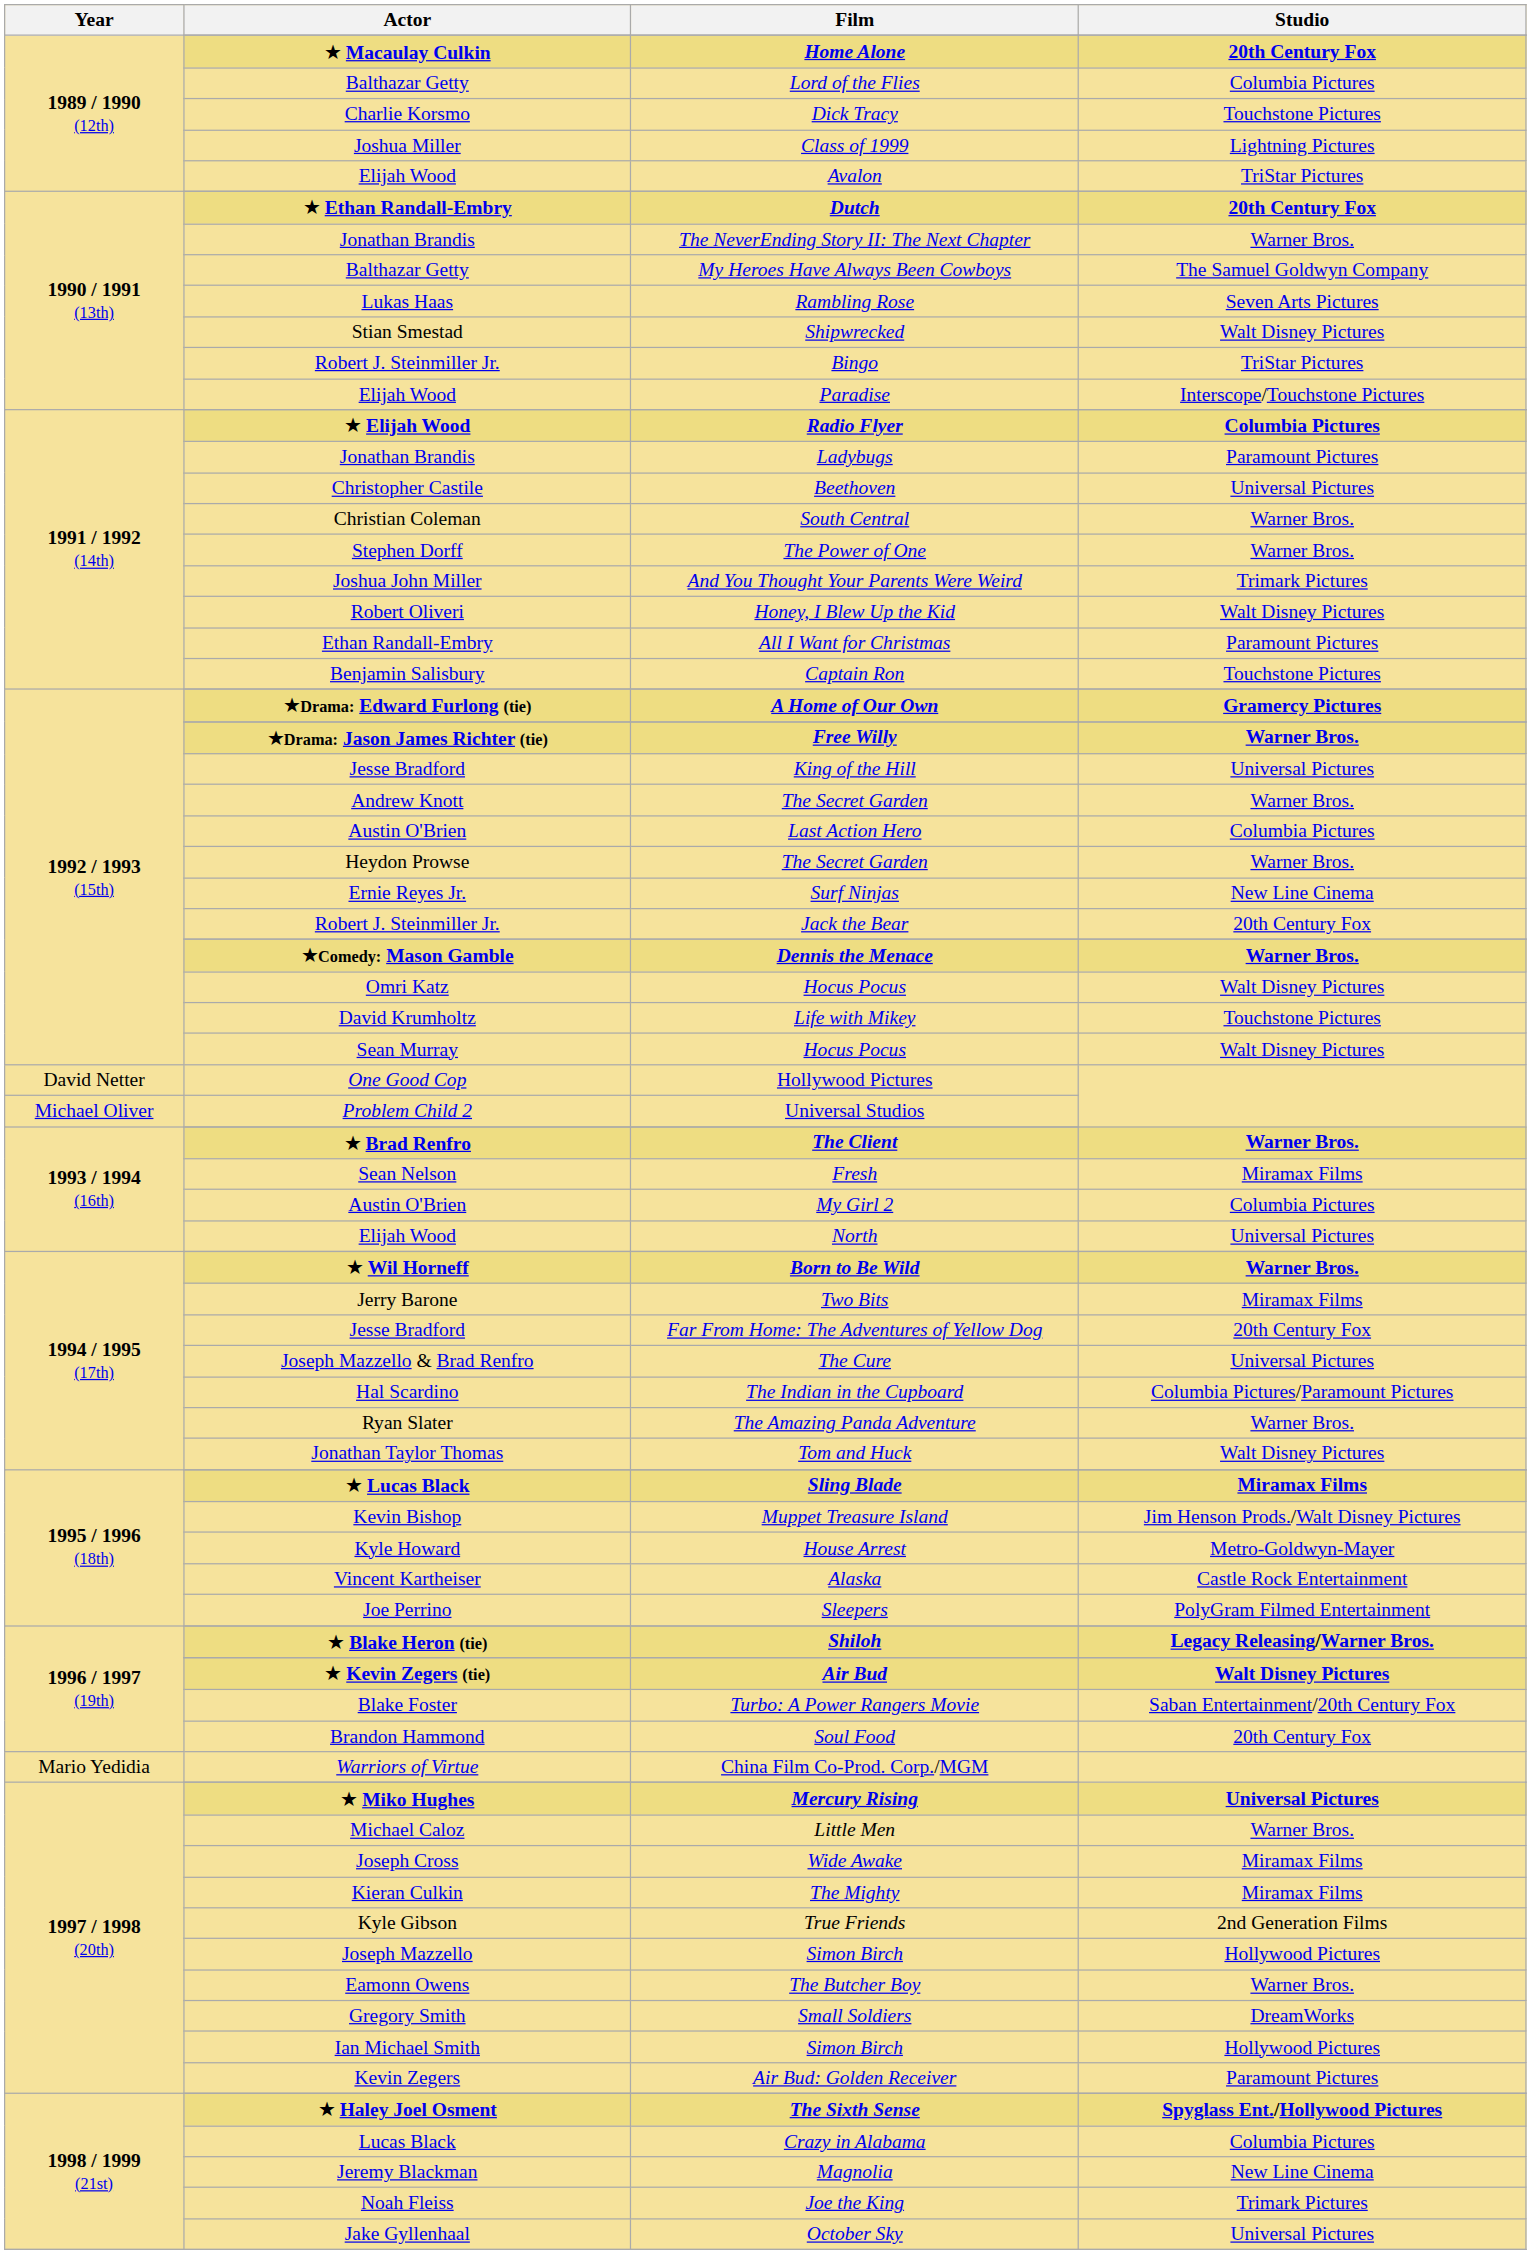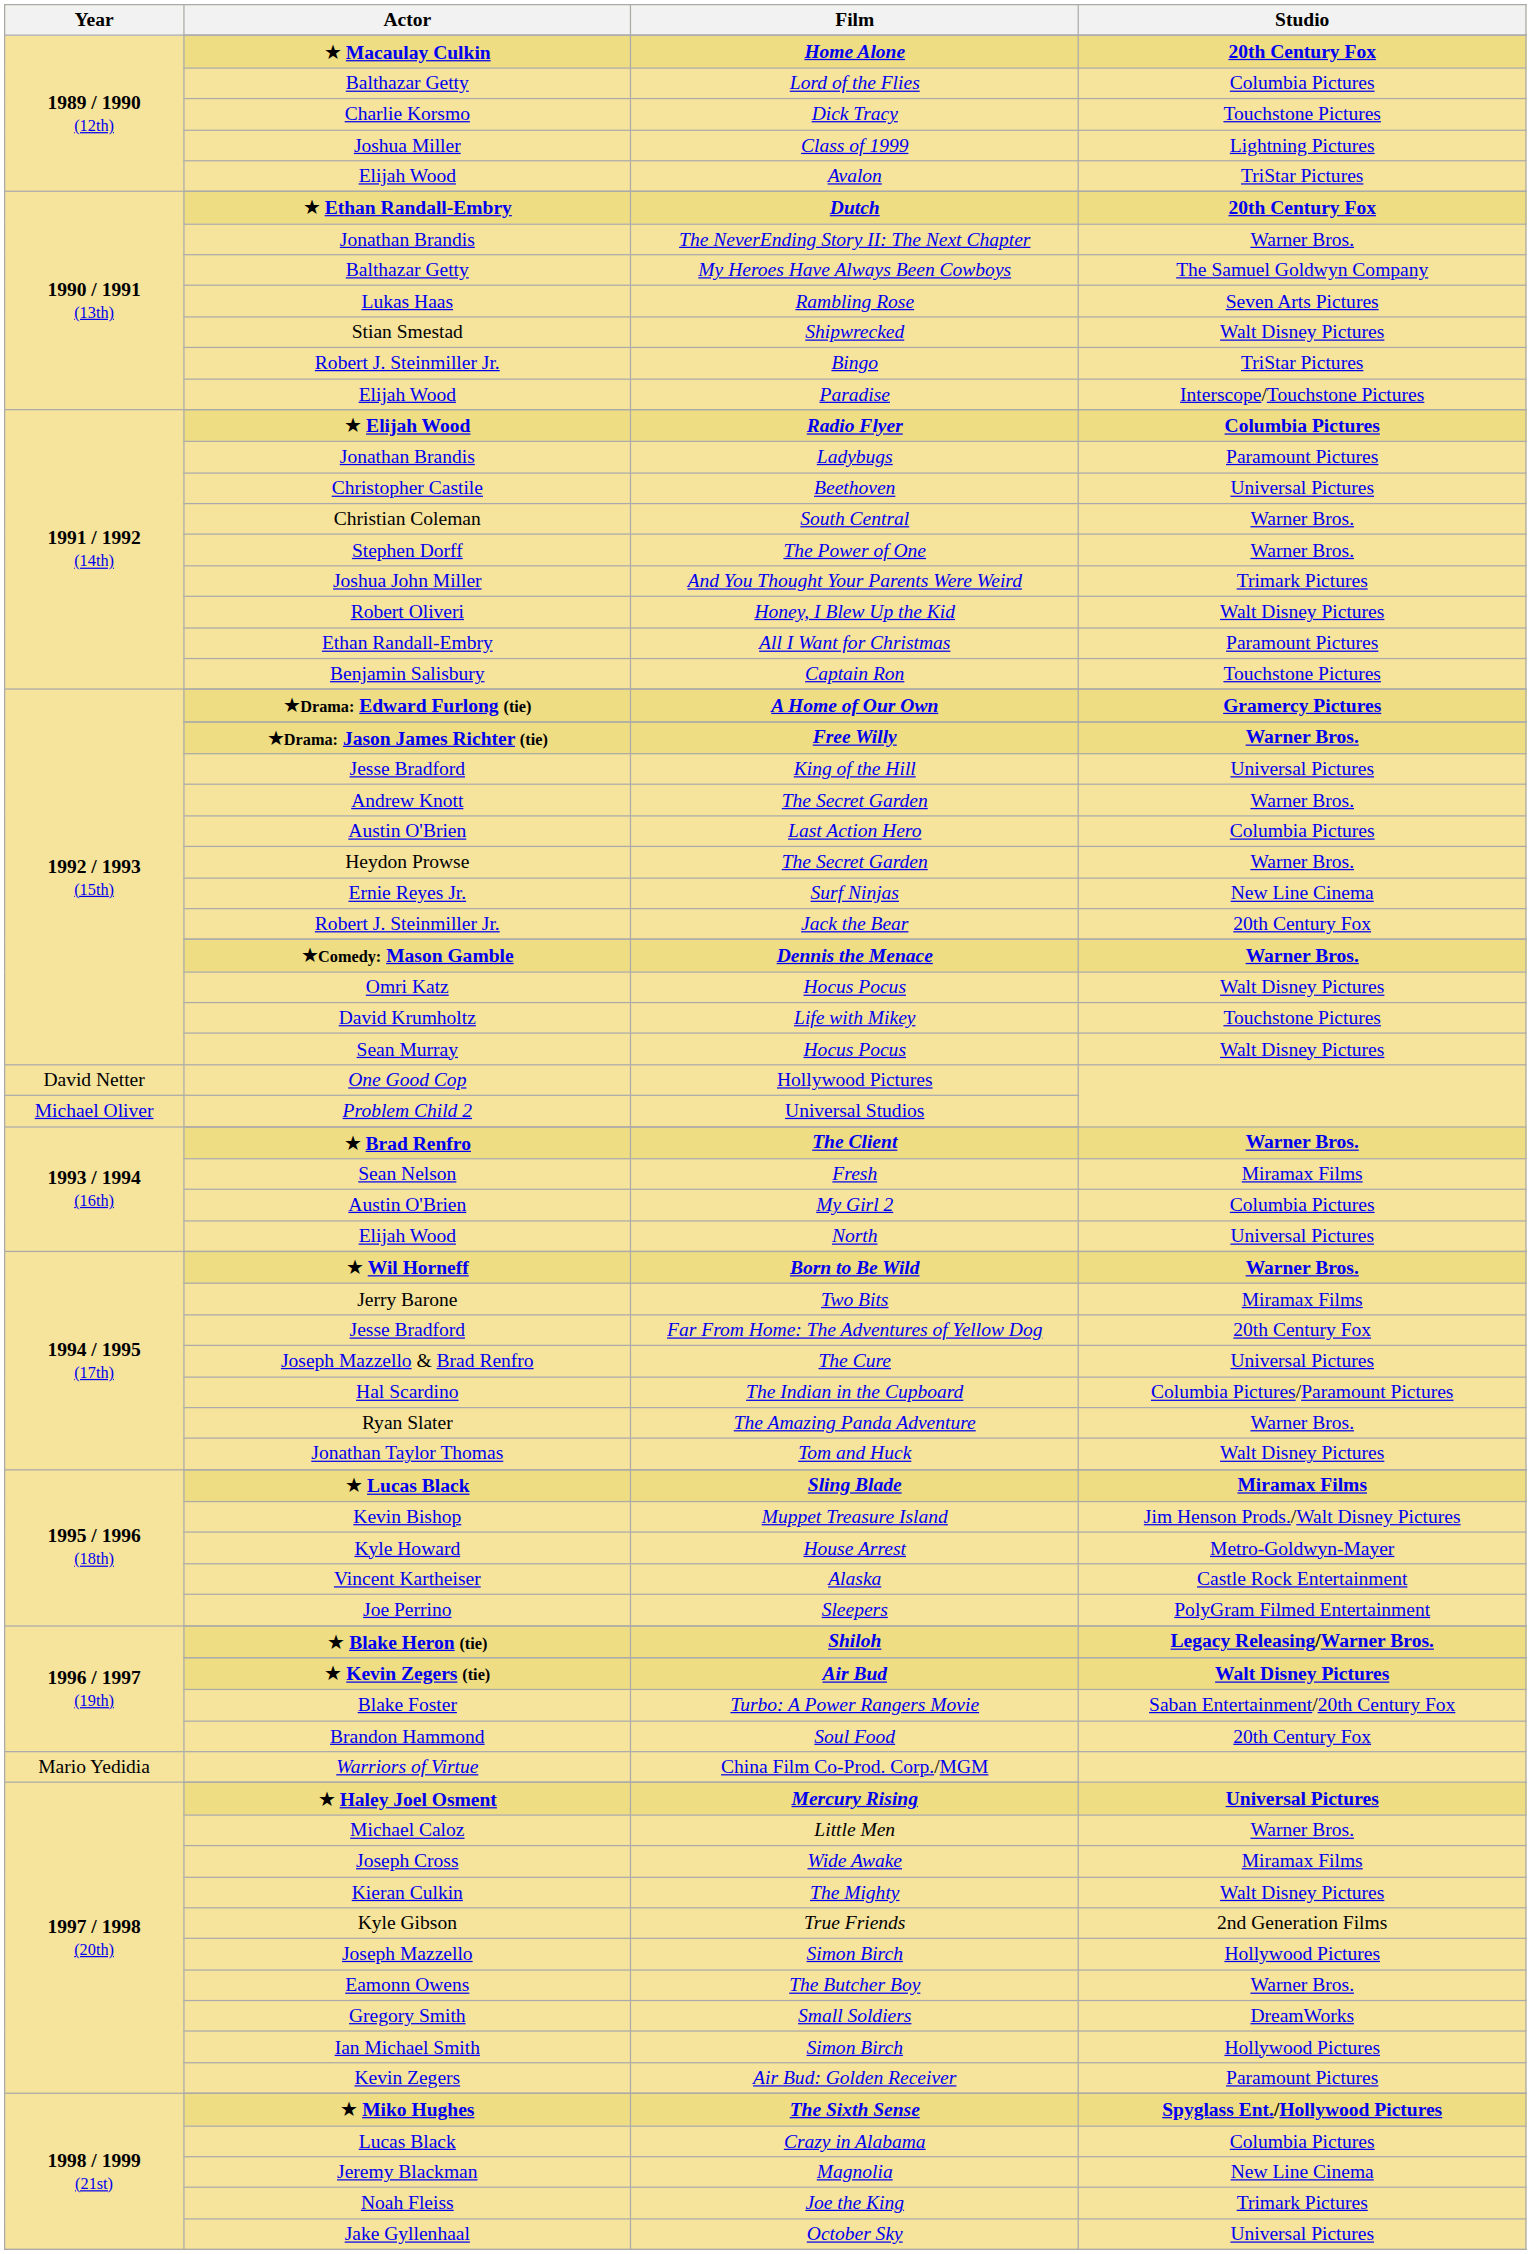(407, 1799) ★ Miko Hughes -> (407, 1799) ★ Haley Joel Osment
(1302, 1892) Miramax Films -> (1302, 1892) Walt Disney Pictures
(407, 2109) ★ Haley Joel Osment -> (407, 2109) ★ Miko Hughes
